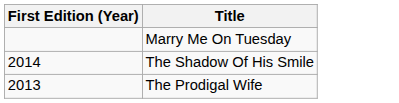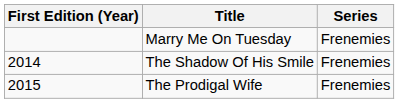+ column: (356, 16)
(24, 86) 2013 -> (24, 86) 2015
